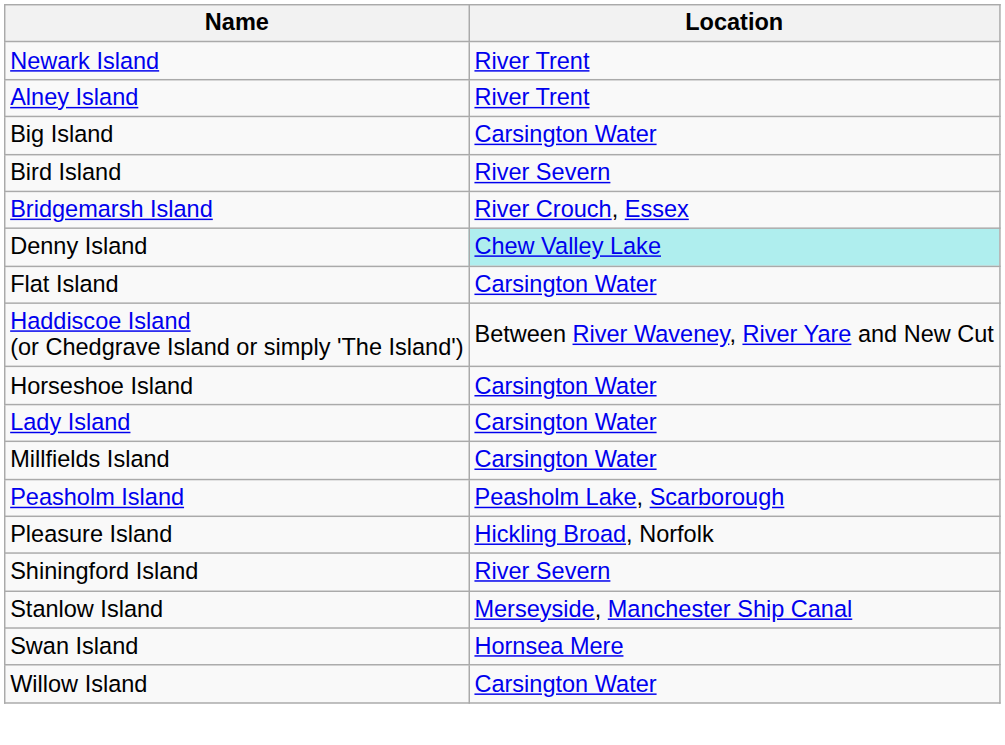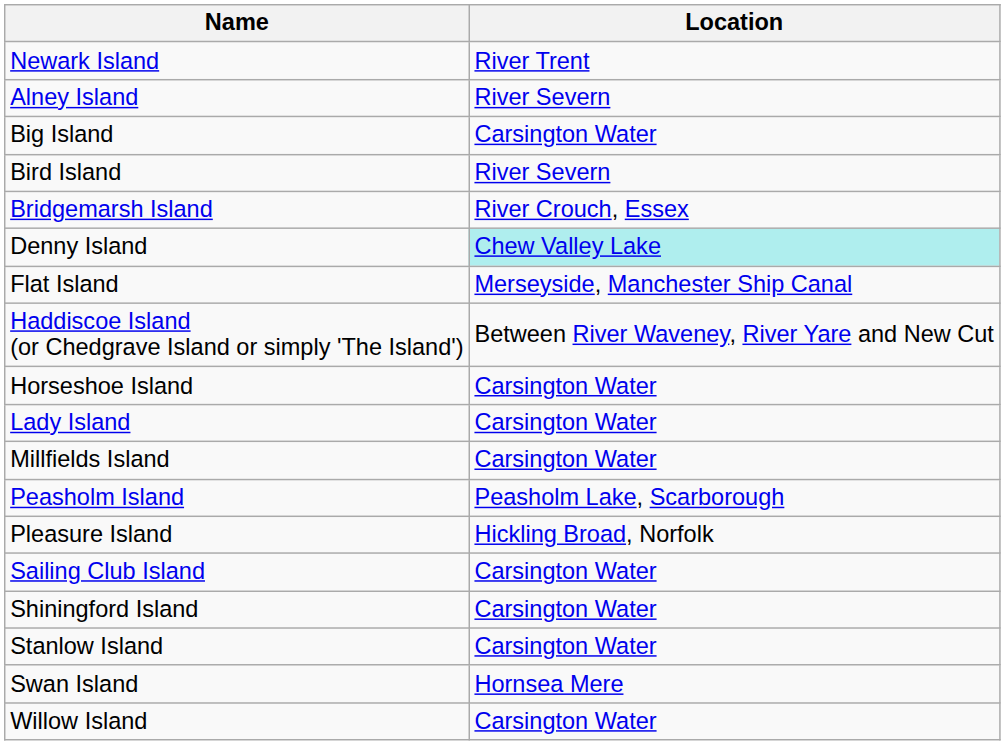(532, 97) River Trent -> (542, 97) River Severn
(566, 284) Carsington Water -> (663, 284) Merseyside, Manchester Ship Canal
+ row: (108, 571)
(542, 571) River Severn -> (566, 609) Carsington Water
(663, 609) Merseyside, Manchester Ship Canal -> (566, 646) Carsington Water
